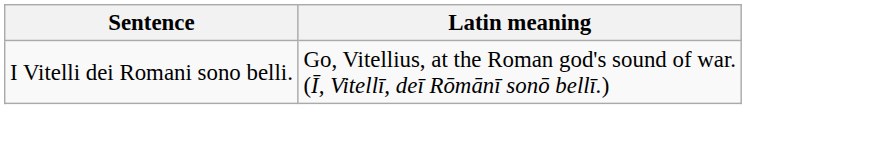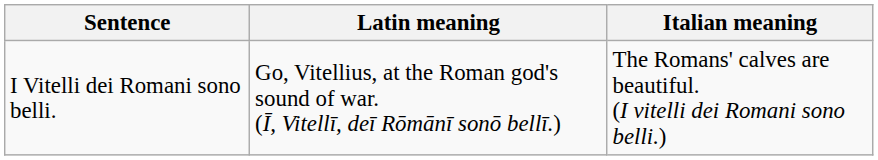+ column: (740, 22)
